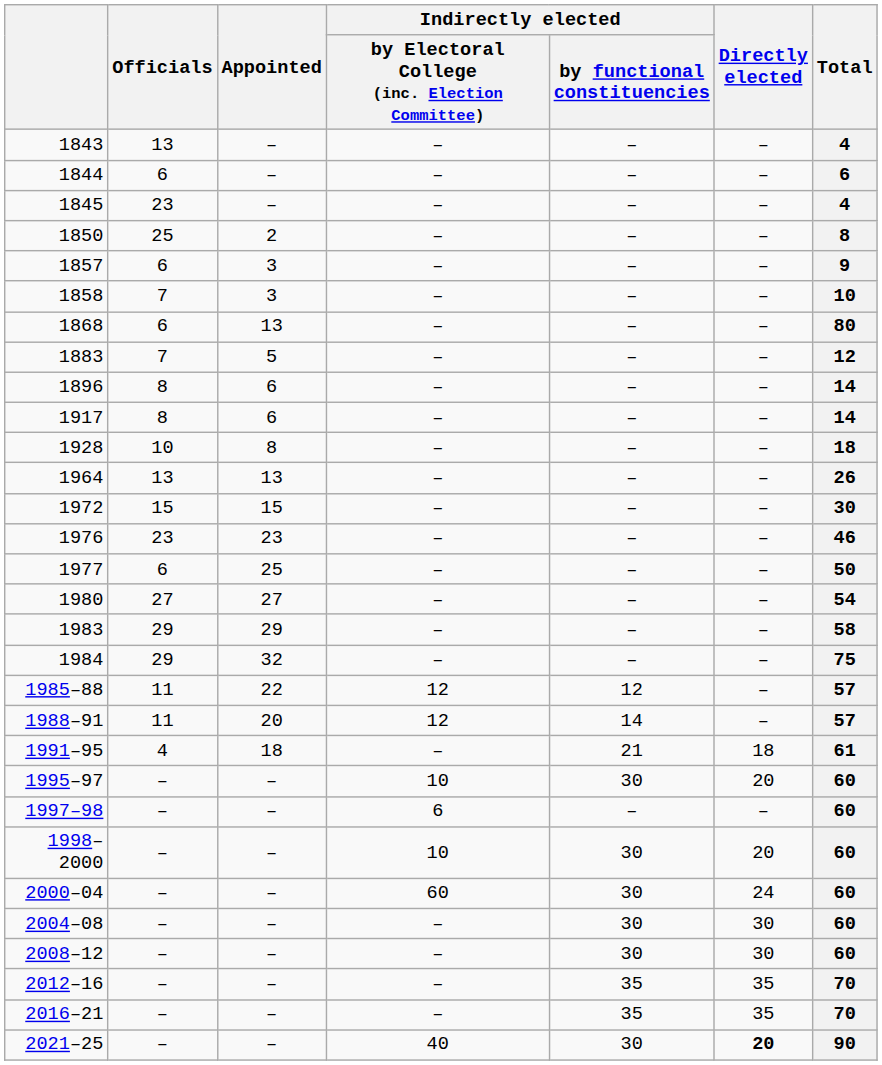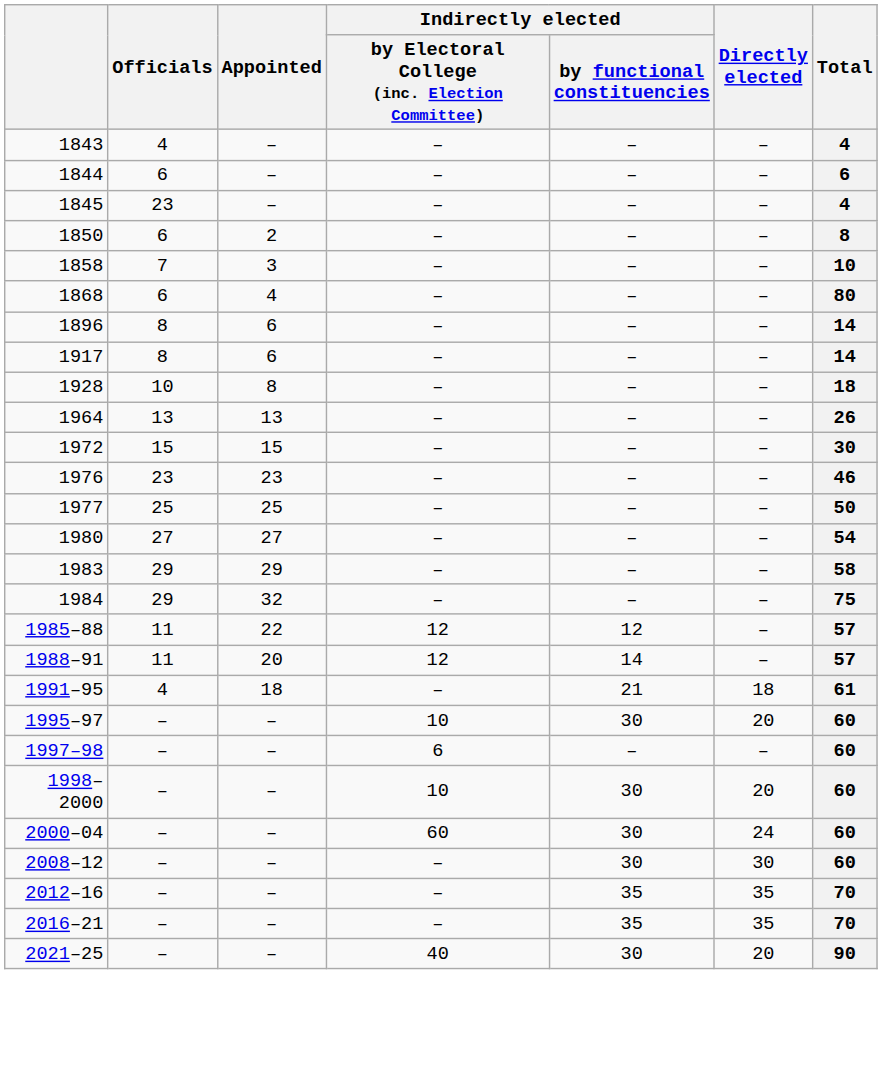(162, 145) 13 -> (162, 145) 4
(162, 236) 25 -> (162, 236) 6
- row: (81, 266)
(272, 327) 13 -> (272, 296) 4
- row: (81, 357)
(162, 569) 6 -> (162, 508) 25
- row: (64, 924)
(763, 1045) bold -> (763, 954) normal
